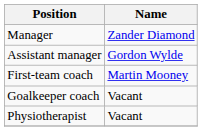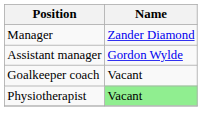- row: (50, 75)
(125, 116) no background -> (125, 95) lightgreen background
